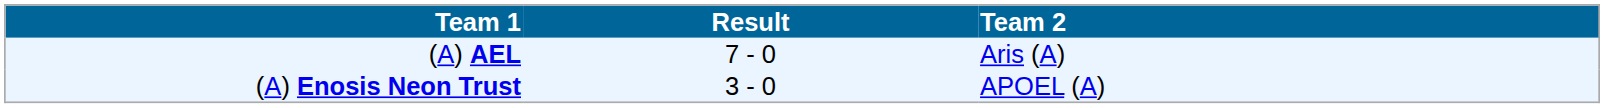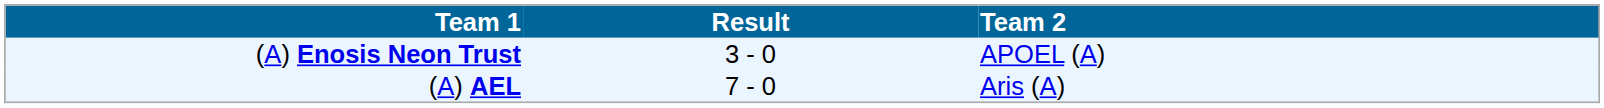rows swapped: (475, 54) <-> (388, 85)
